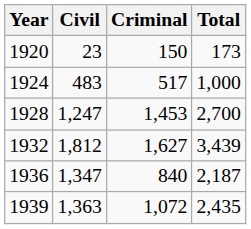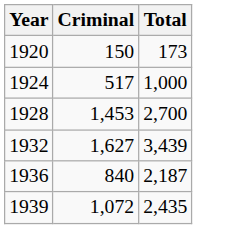- column: (80, 20)
